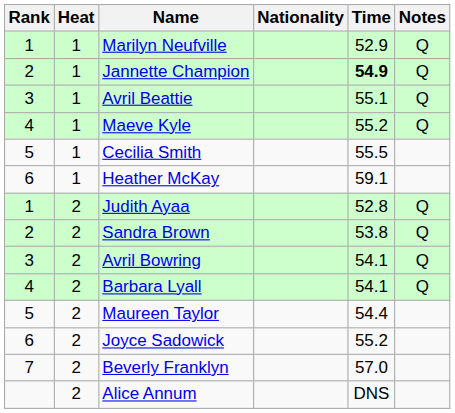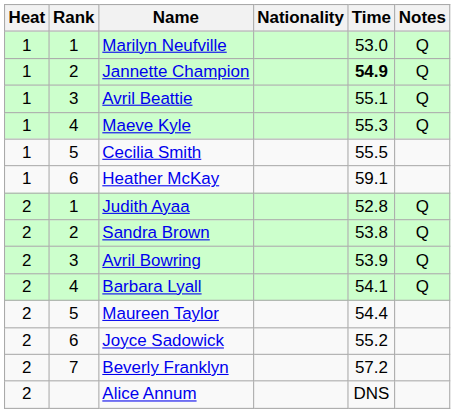columns swapped: (29, 17) <-> (76, 17)
(371, 44) 52.9 -> (371, 44) 53.0
(371, 125) 55.2 -> (371, 125) 55.3
(371, 260) 54.1 -> (371, 260) 53.9
(371, 367) 57.0 -> (371, 367) 57.2
